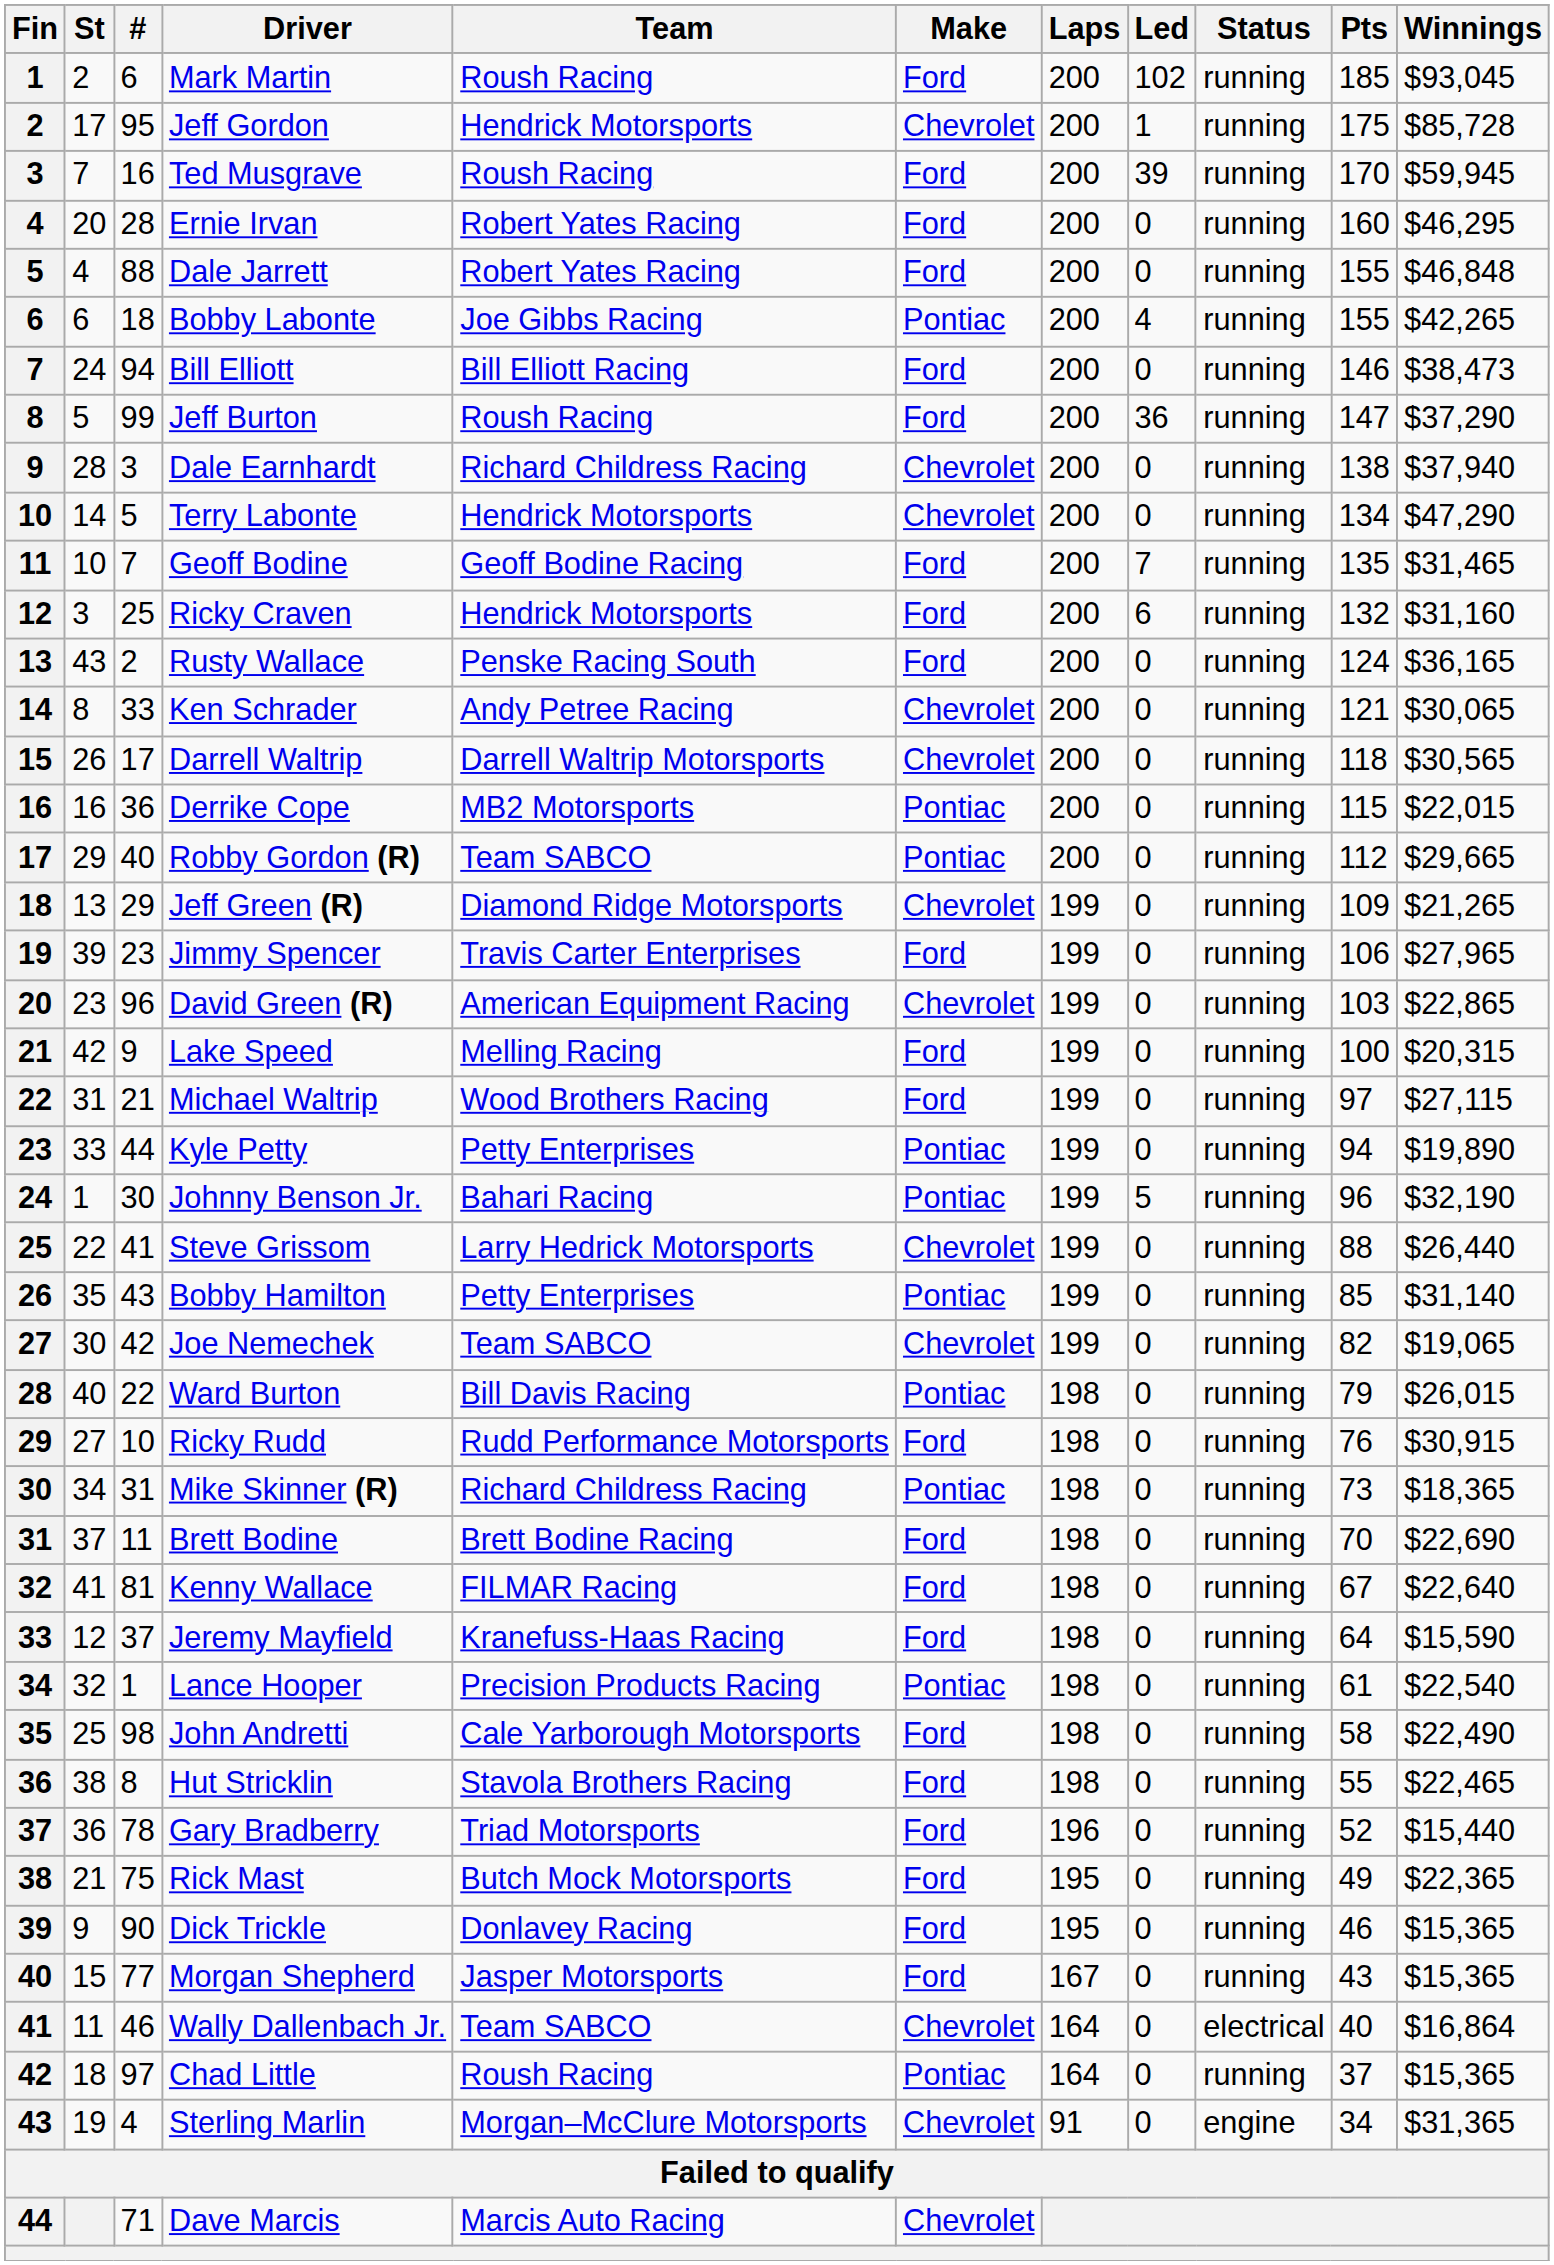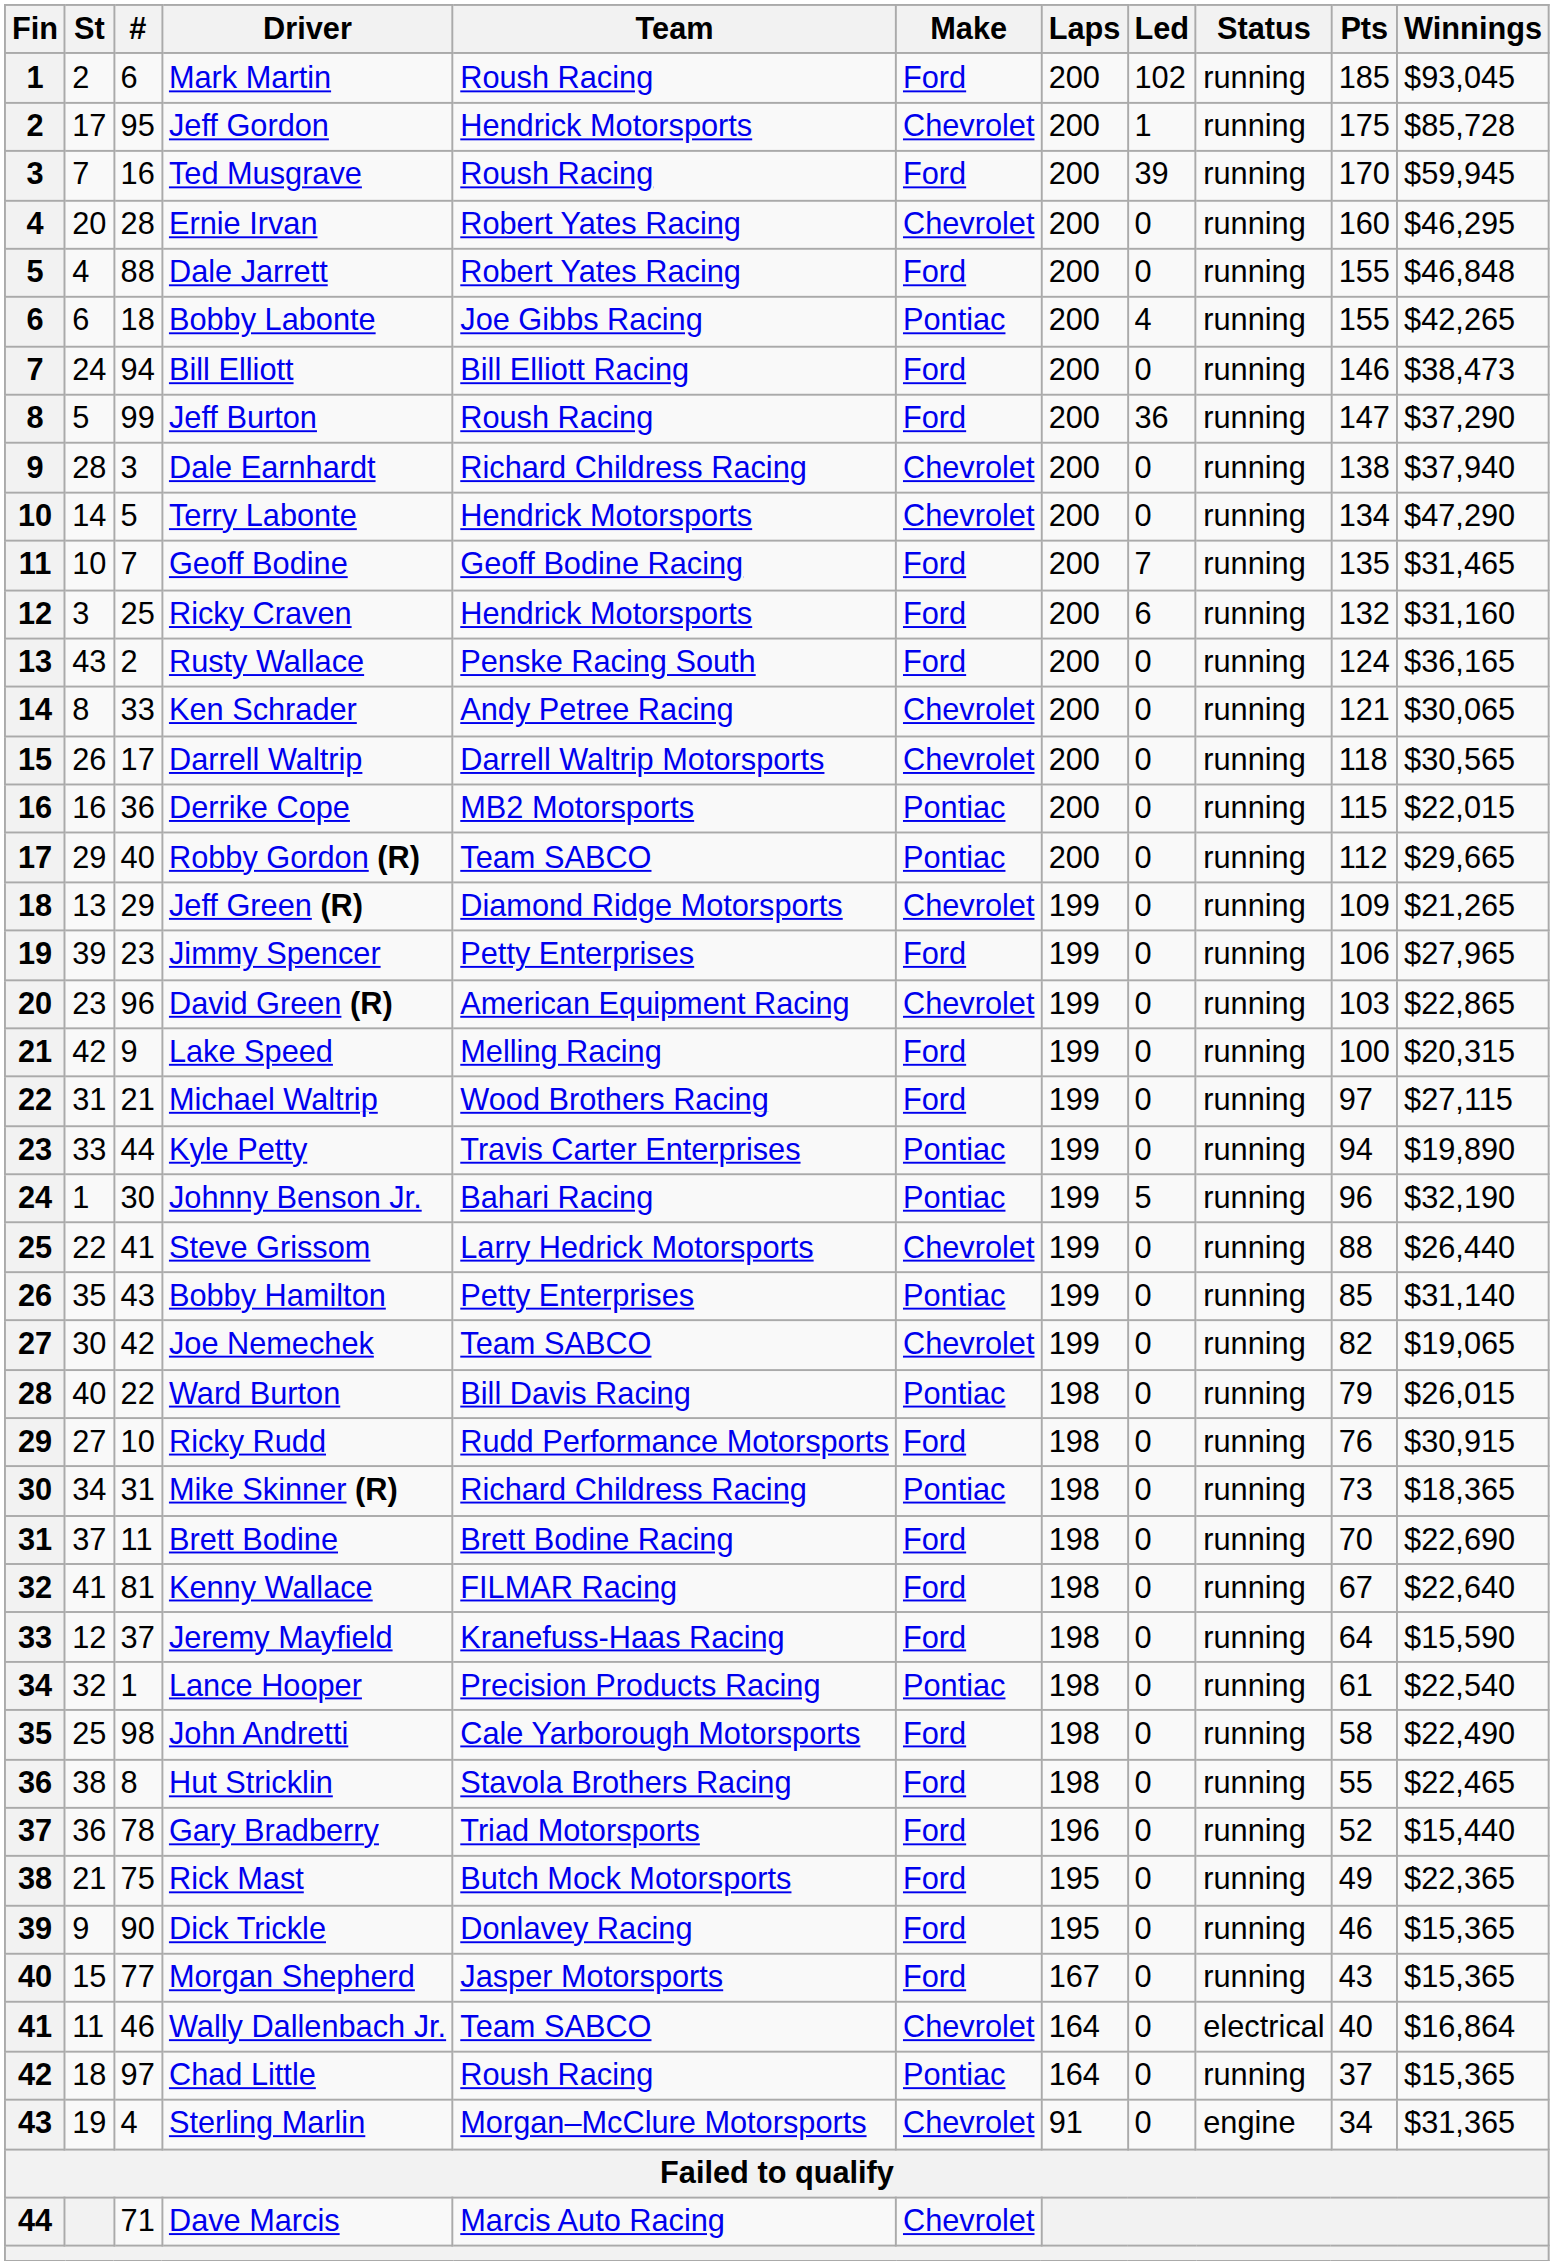(935, 223) Ford -> (969, 223) Chevrolet
(630, 954) Travis Carter Enterprises -> (577, 954) Petty Enterprises
(577, 1149) Petty Enterprises -> (630, 1149) Travis Carter Enterprises
